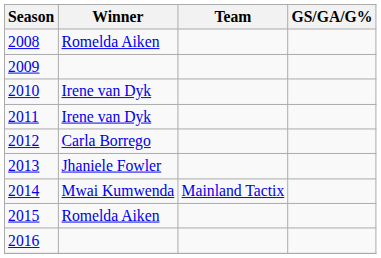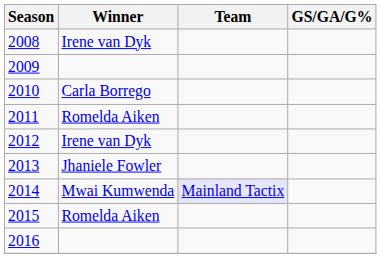(111, 41) Romelda Aiken -> (106, 41) Irene van Dyk
(106, 91) Irene van Dyk -> (106, 91) Carla Borrego
(106, 116) Irene van Dyk -> (111, 116) Romelda Aiken
(106, 141) Carla Borrego -> (106, 141) Irene van Dyk
(233, 191) no background -> (233, 191) lavender background
